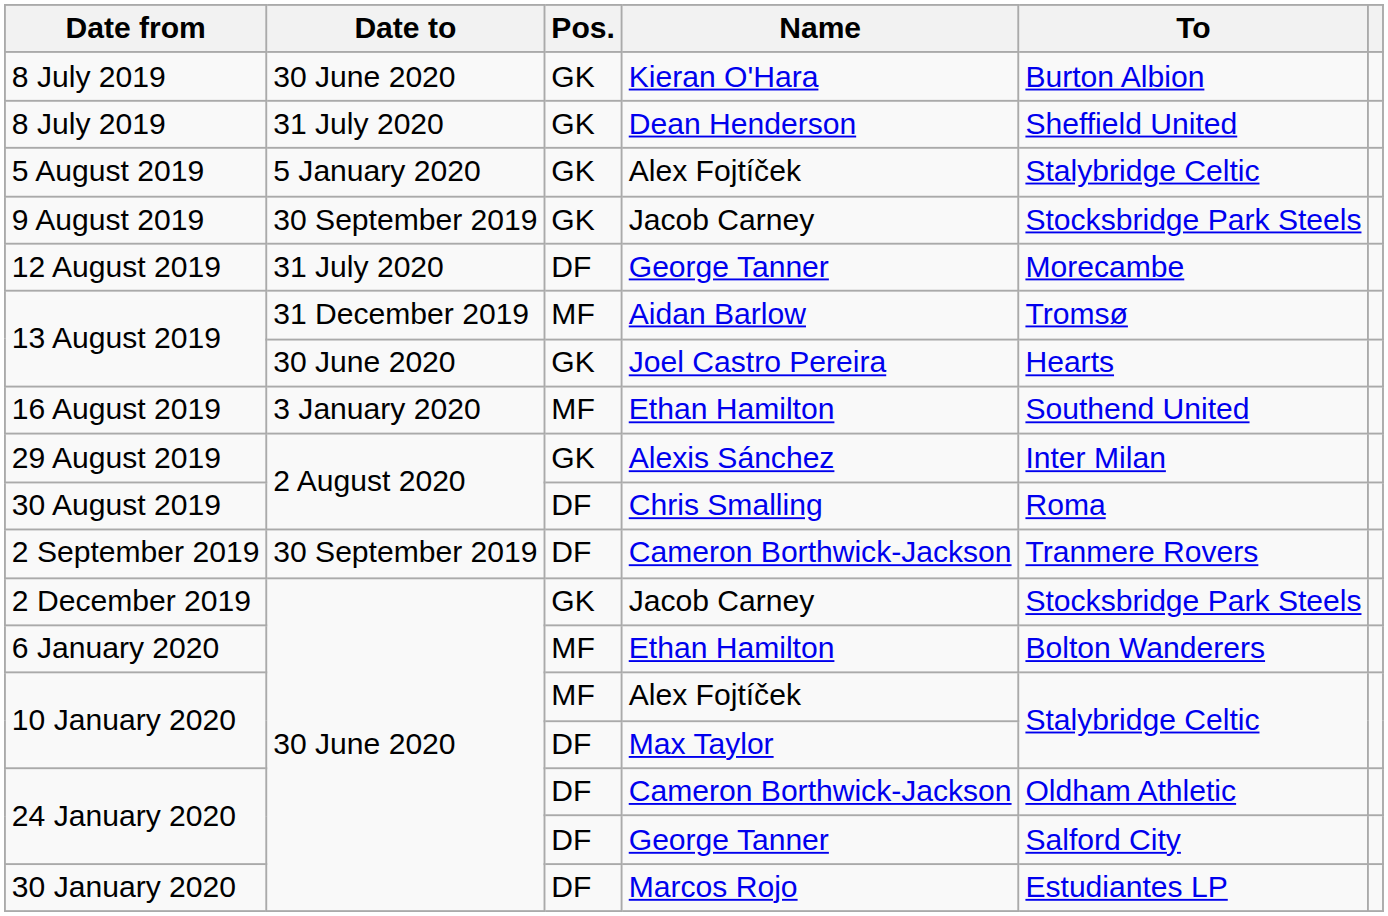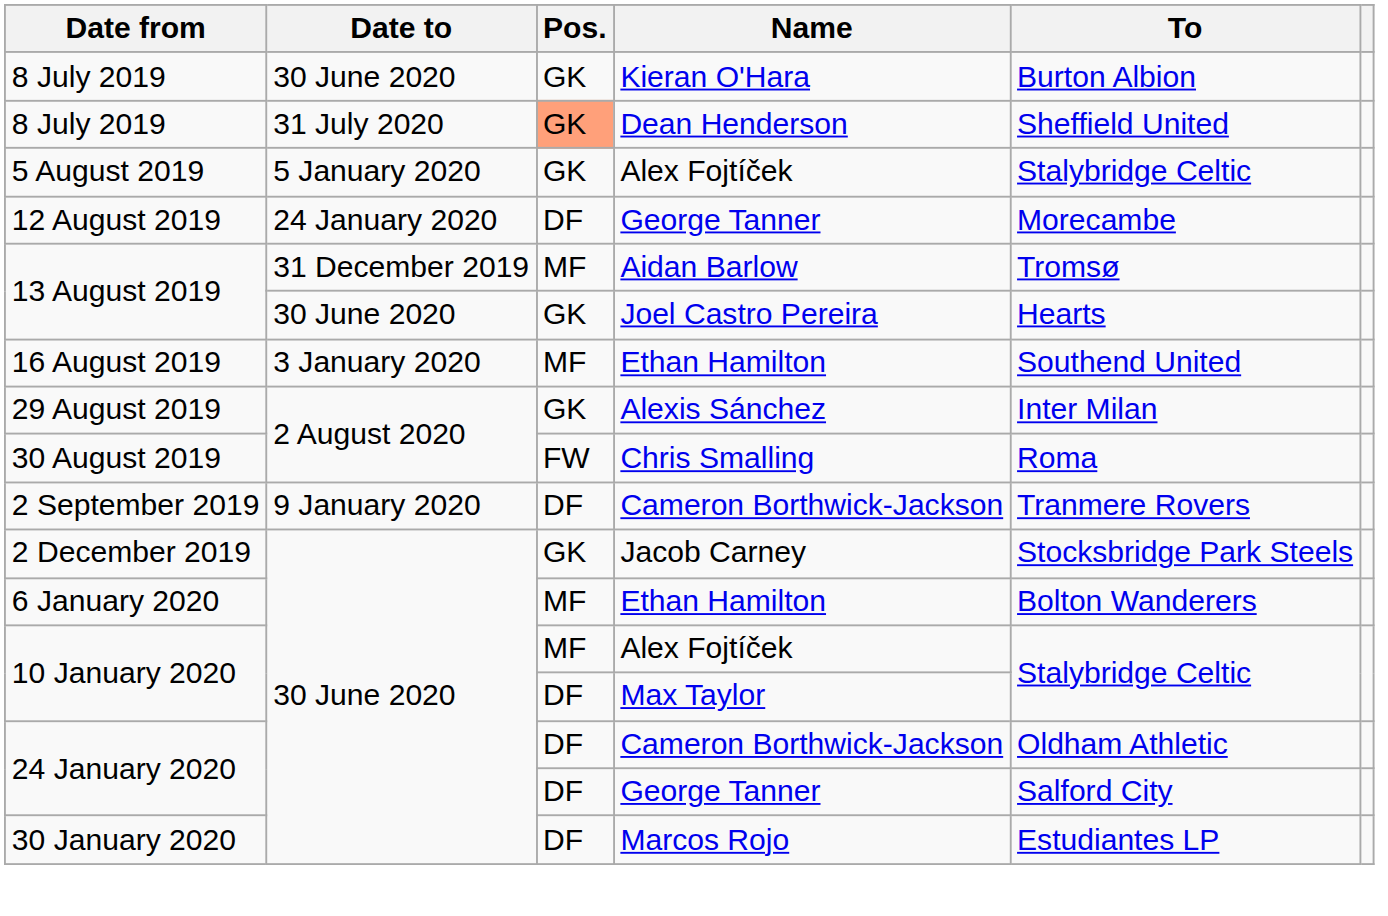(573, 123) no background -> (565, 123) lightsalmon background
- row: (108, 219)
(359, 266) 31 July 2020 -> (385, 219) 24 January 2020
(571, 505) DF -> (566, 457) FW
(405, 553) 30 September 2019 -> (377, 505) 9 January 2020
